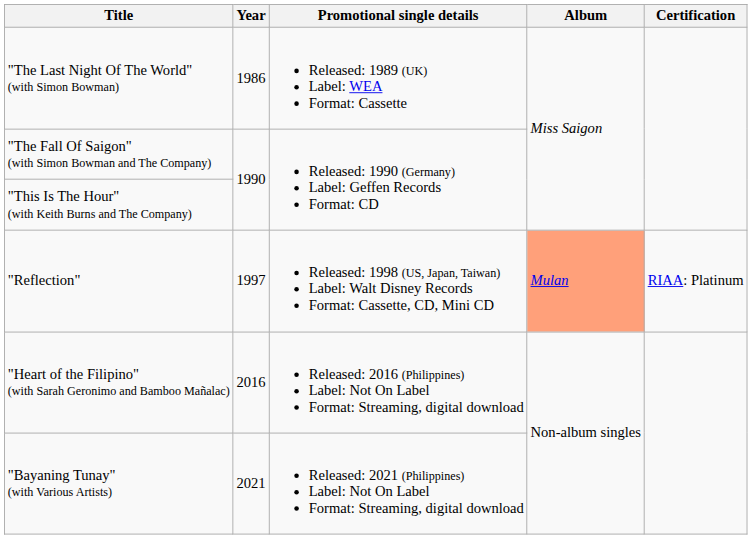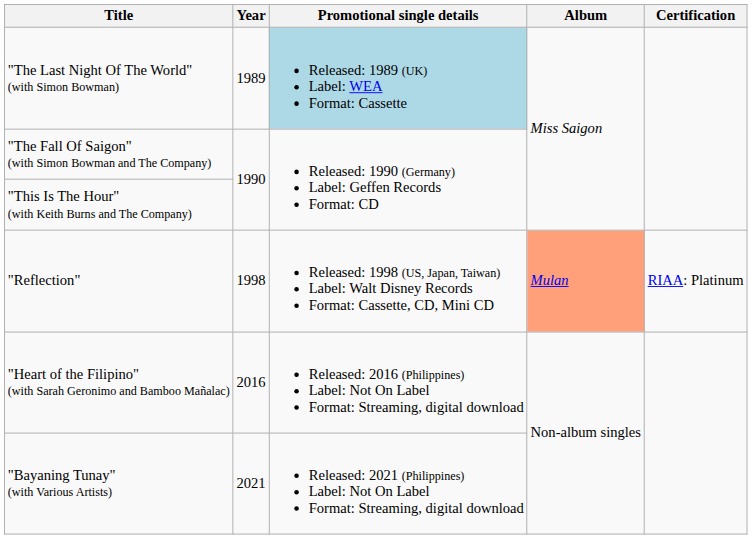(251, 78) 1986 -> (251, 78) 1989
(398, 86) no background -> (398, 86) lightblue background
(251, 280) 1997 -> (251, 280) 1998
